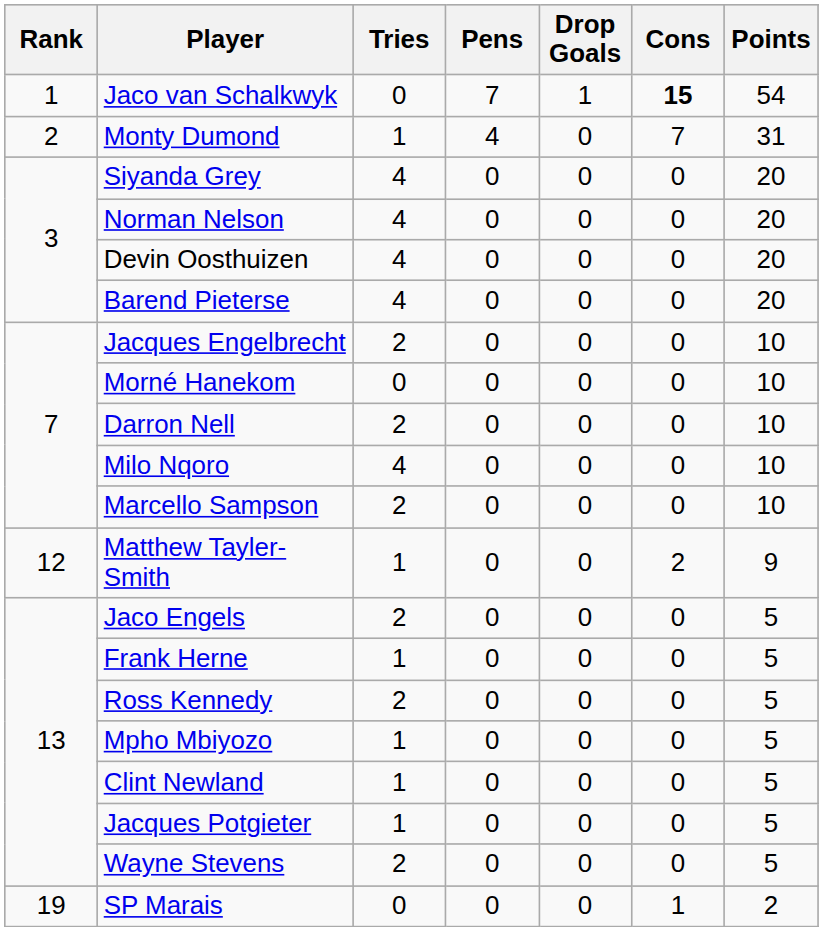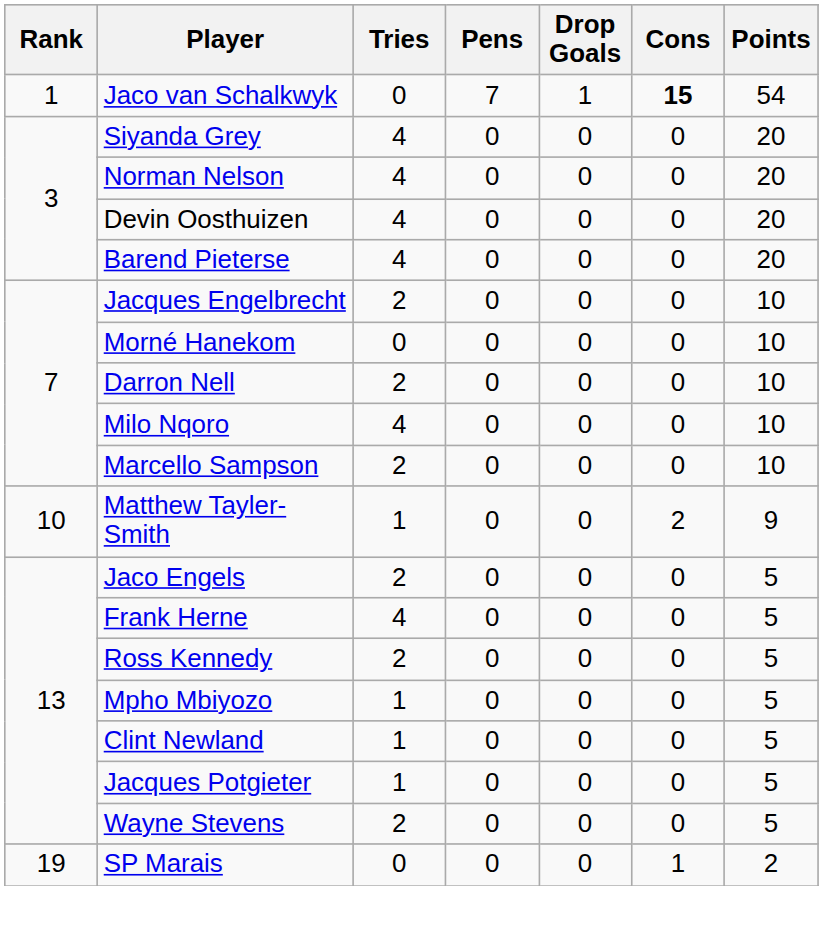- row: (192, 136)
(51, 562) 12 -> (51, 520) 10
(399, 658) 1 -> (399, 617) 4
